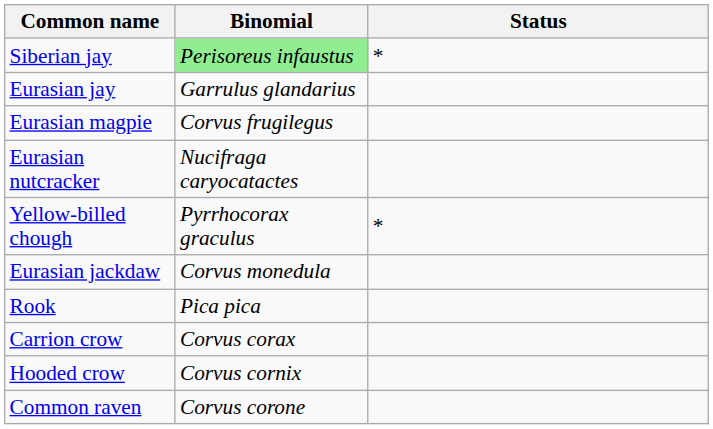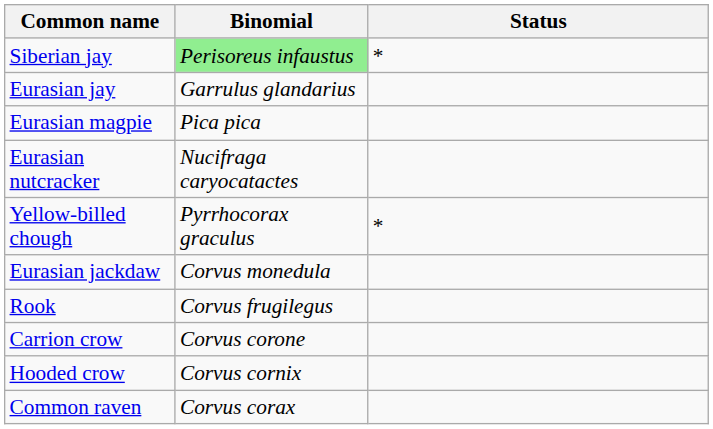(257, 122) Corvus frugilegus -> (220, 122) Pica pica
(220, 305) Pica pica -> (257, 305) Corvus frugilegus
(238, 339) Corvus corax -> (243, 339) Corvus corone
(243, 406) Corvus corone -> (238, 406) Corvus corax
